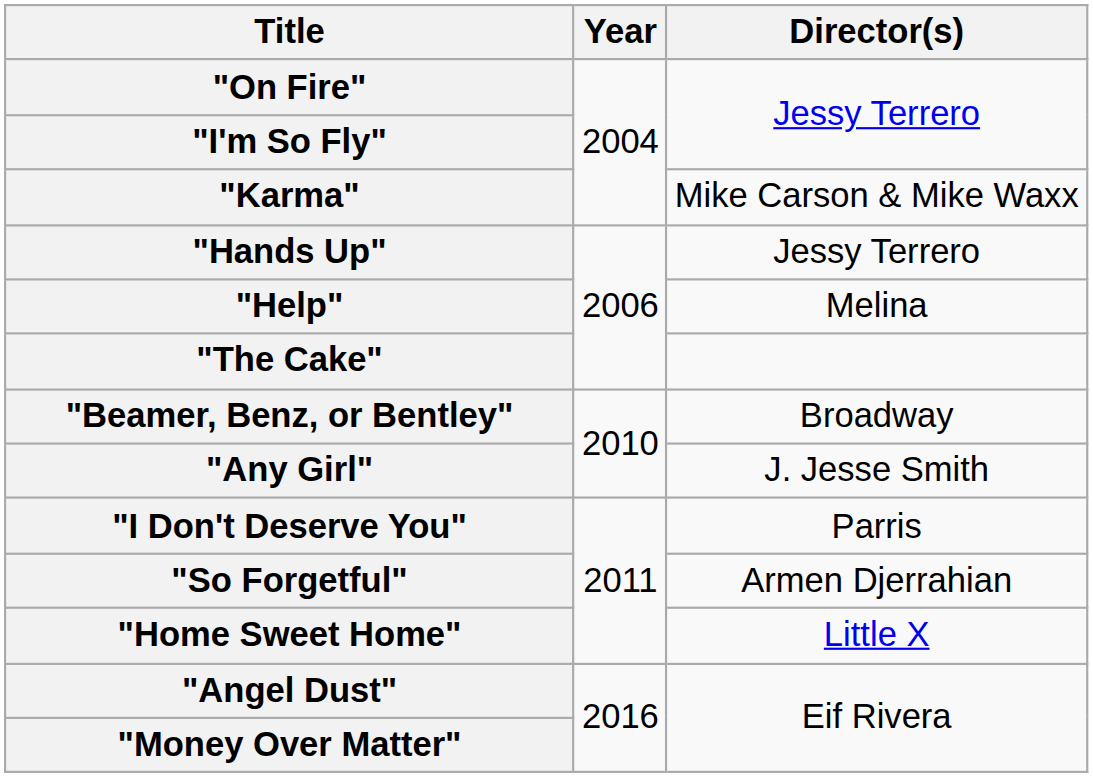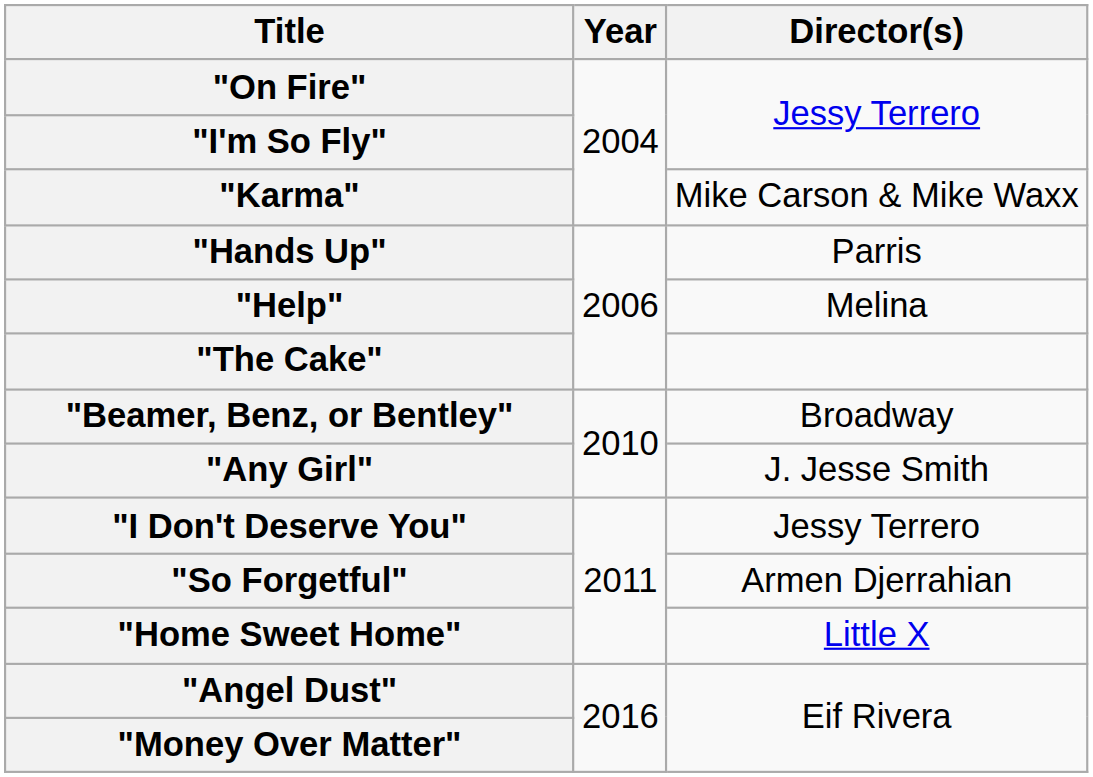(877, 251) Jessy Terrero -> (877, 251) Parris
(877, 525) Parris -> (877, 525) Jessy Terrero
